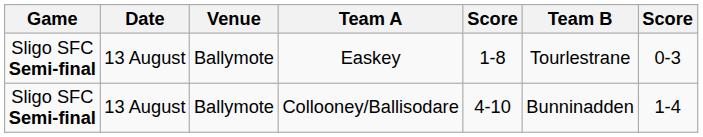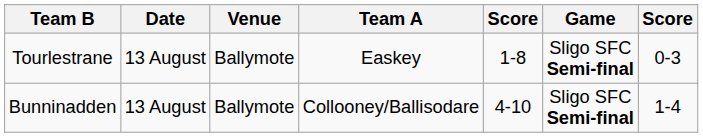columns swapped: (52, 18) <-> (580, 18)
